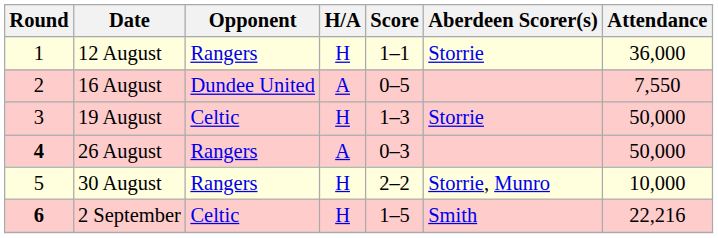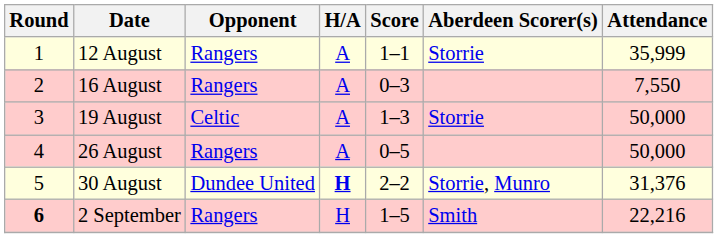(343, 53) H -> (343, 53) A
(657, 53) 36,000 -> (657, 53) 35,999
(253, 85) Dundee United -> (224, 85) Rangers
(394, 85) 0–5 -> (394, 85) 0–3
(343, 118) H -> (343, 118) A
(39, 150) bold -> (39, 150) normal
(394, 150) 0–3 -> (394, 150) 0–5
(224, 183) Rangers -> (253, 183) Dundee United
(343, 183) normal -> (343, 183) bold
(657, 183) 10,000 -> (657, 183) 31,376
(215, 215) Celtic -> (224, 215) Rangers
